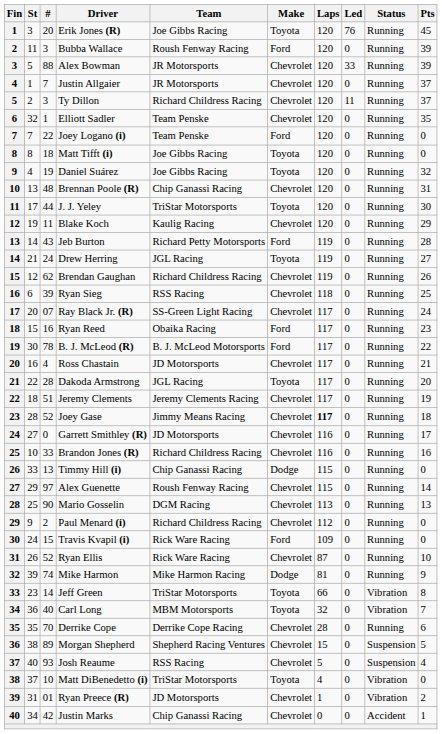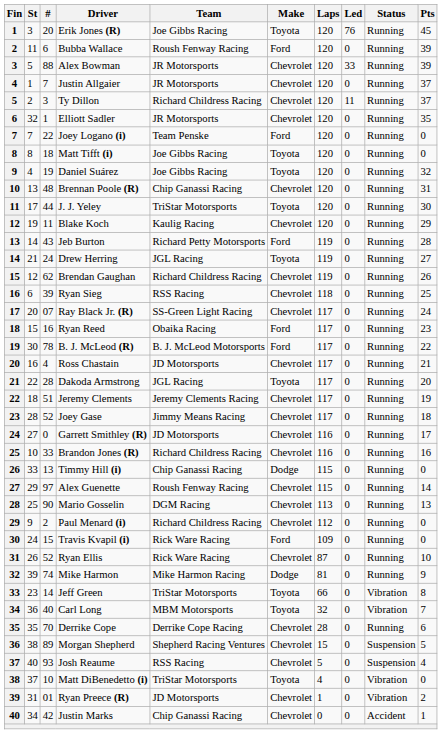(45, 48) 3 -> (45, 48) 6
(181, 118) Team Penske -> (185, 118) JR Motorsports
(325, 416) bold -> (325, 416) normal
